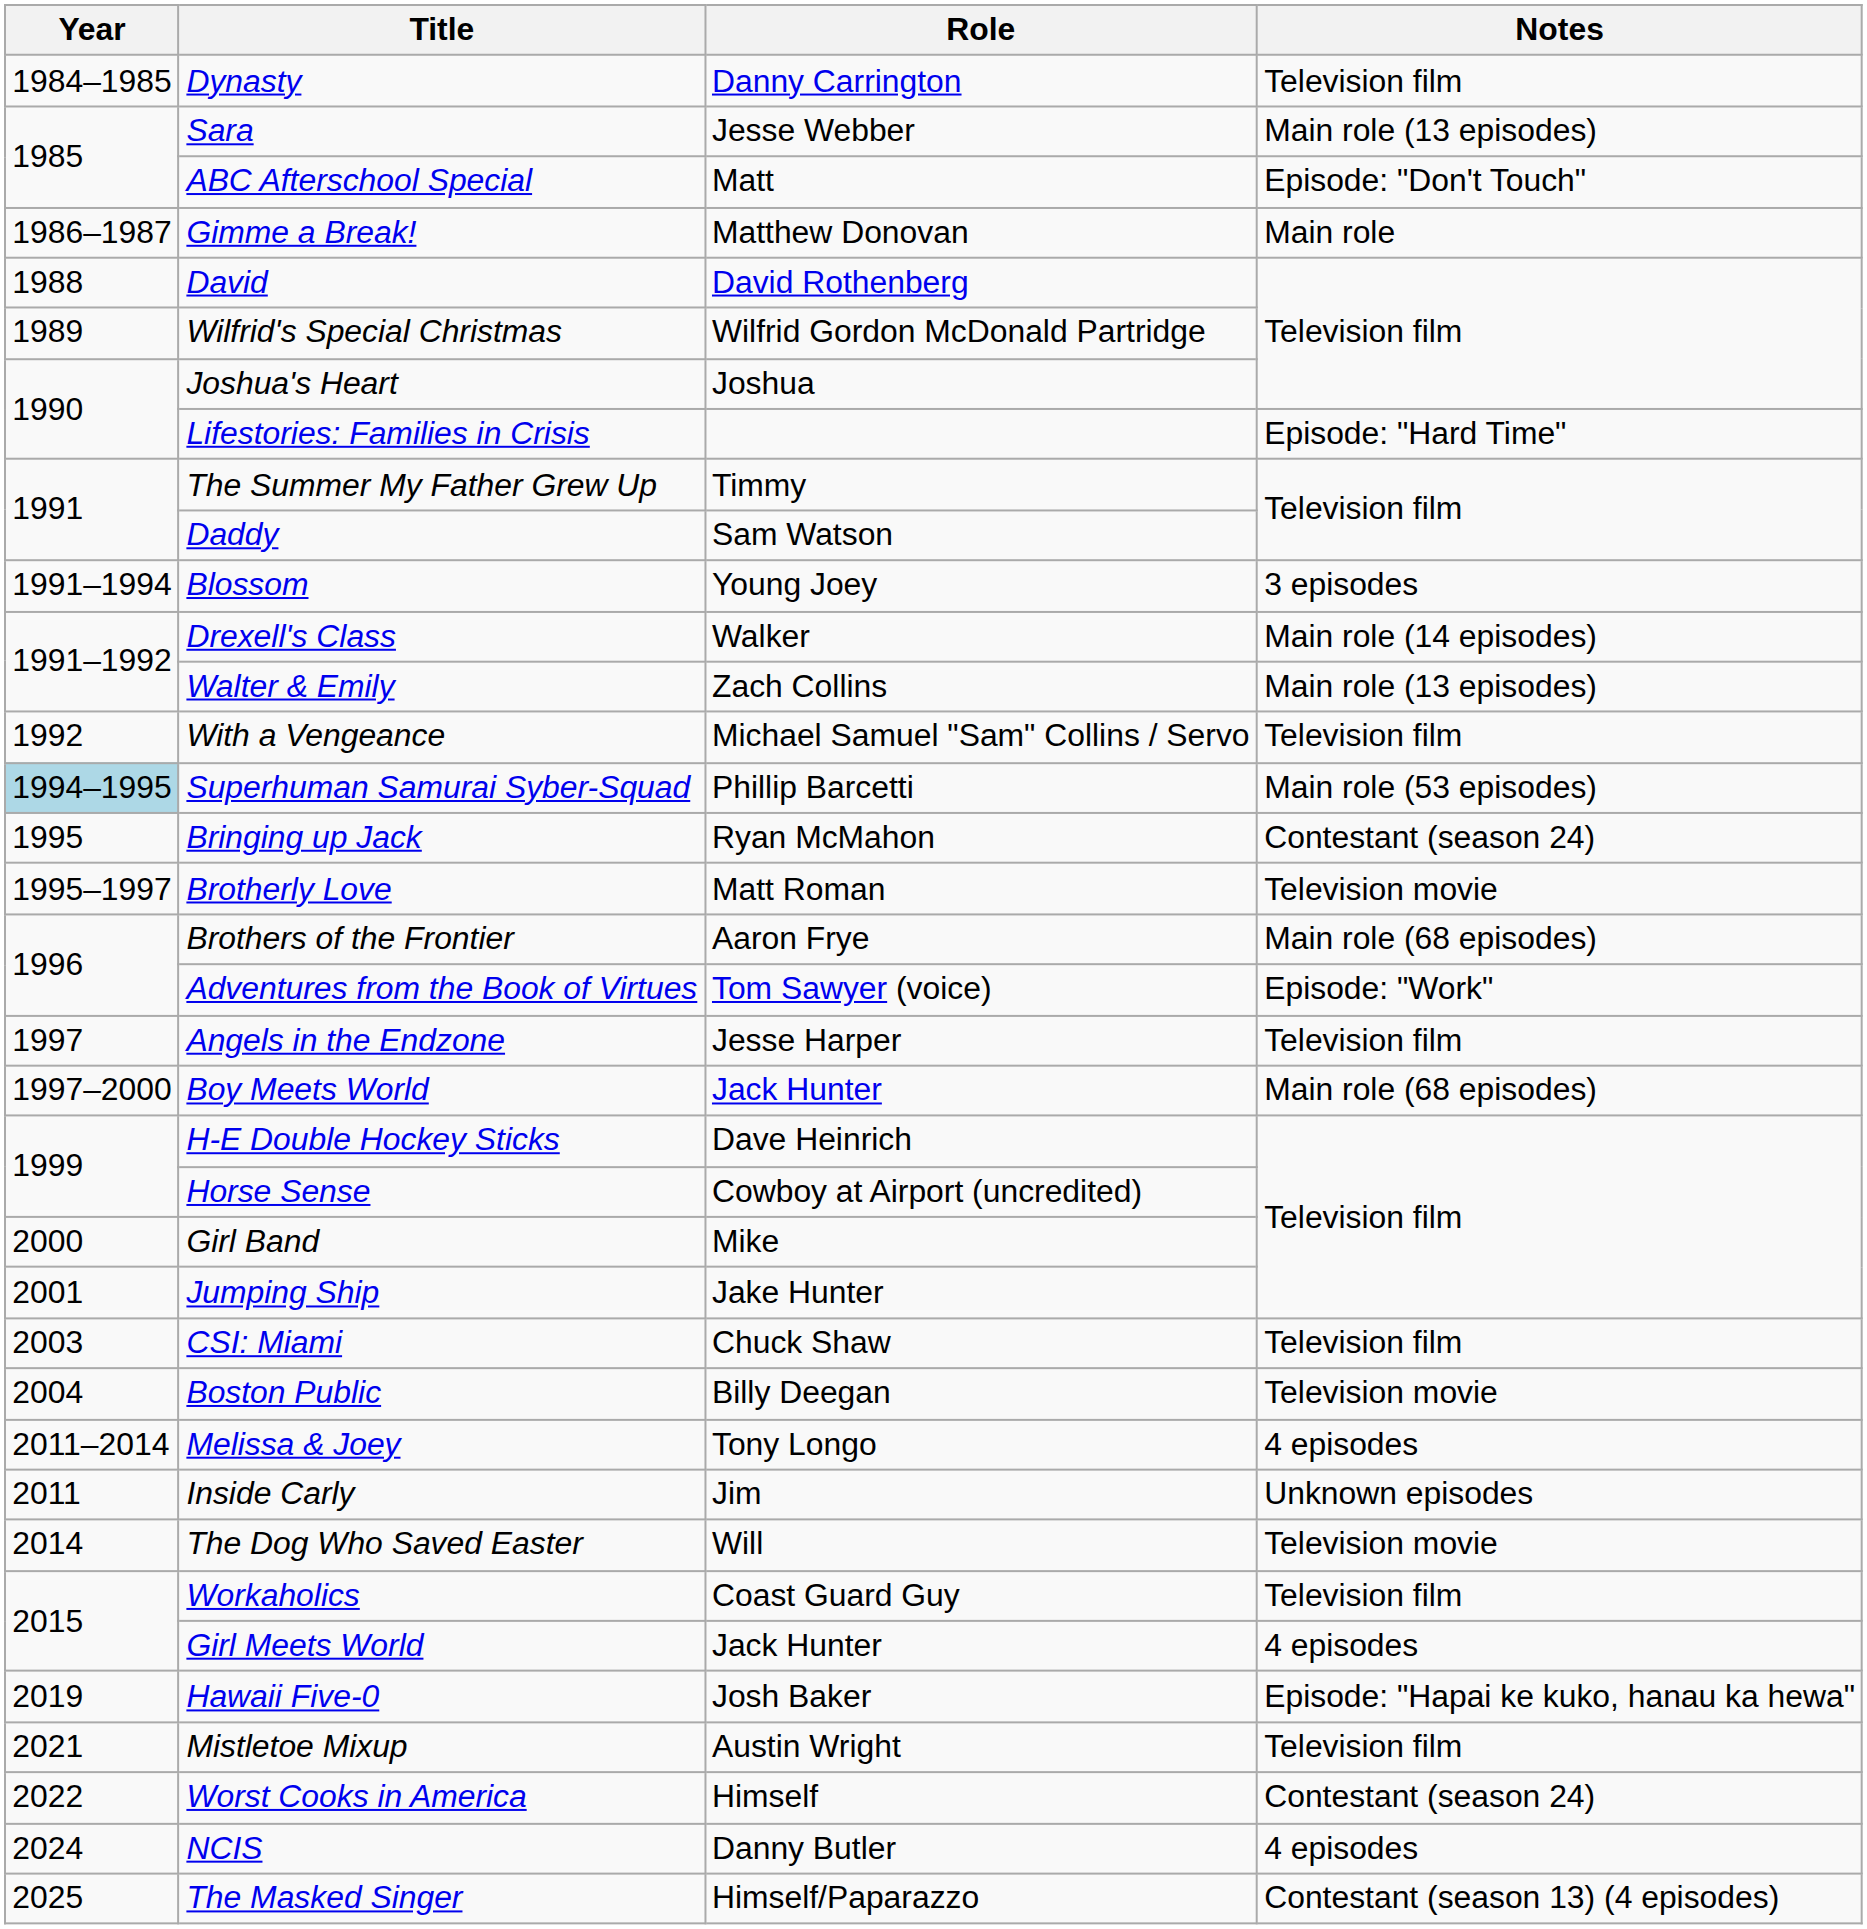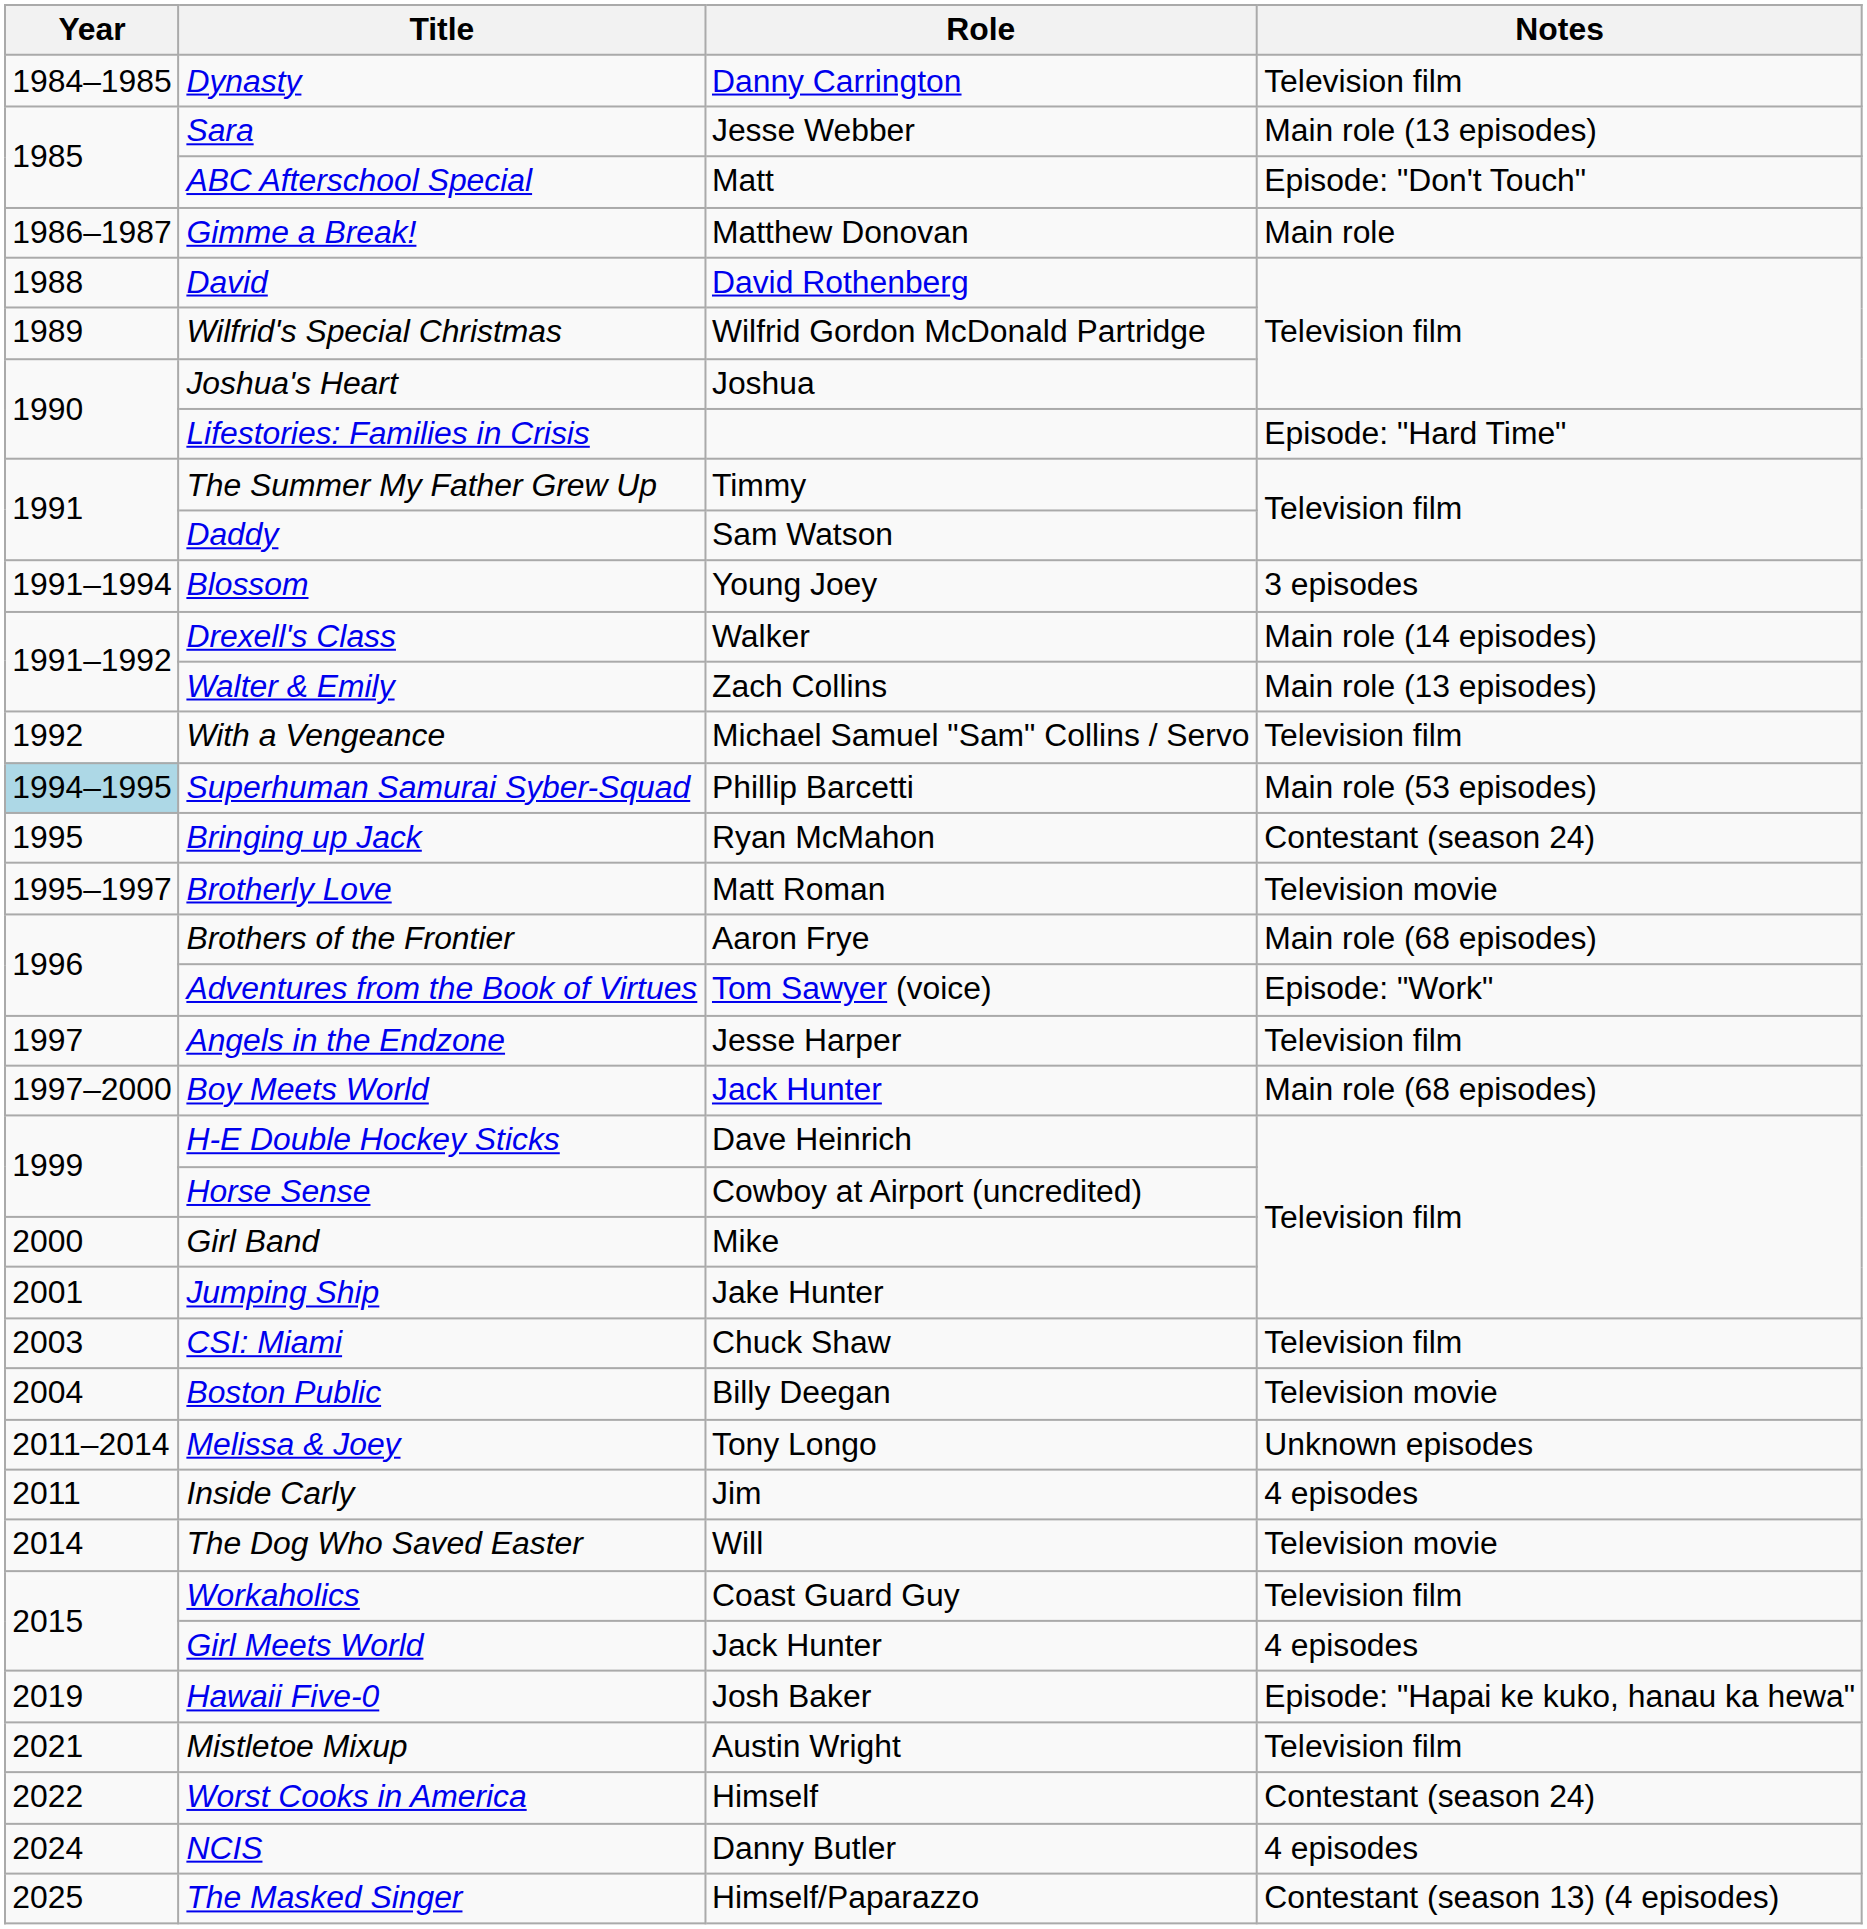(1341, 1443) 4 episodes -> (1399, 1443) Unknown episodes
(1399, 1494) Unknown episodes -> (1341, 1494) 4 episodes
